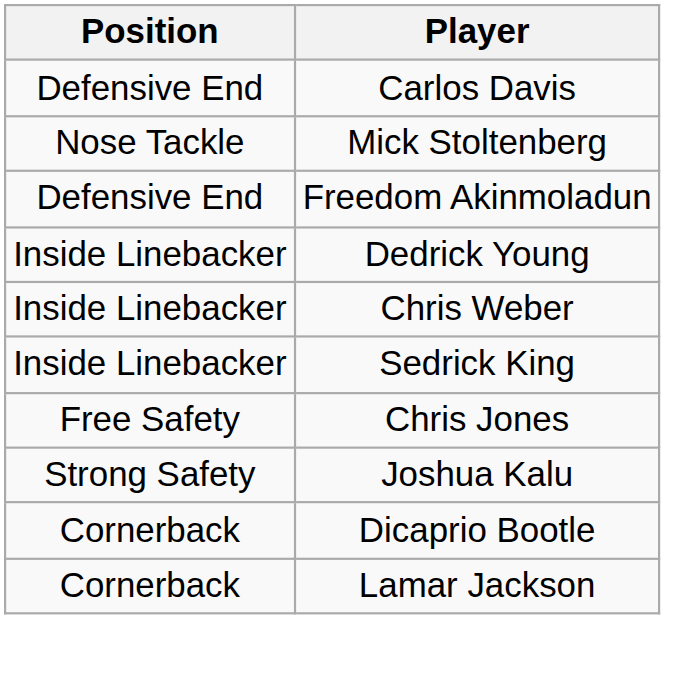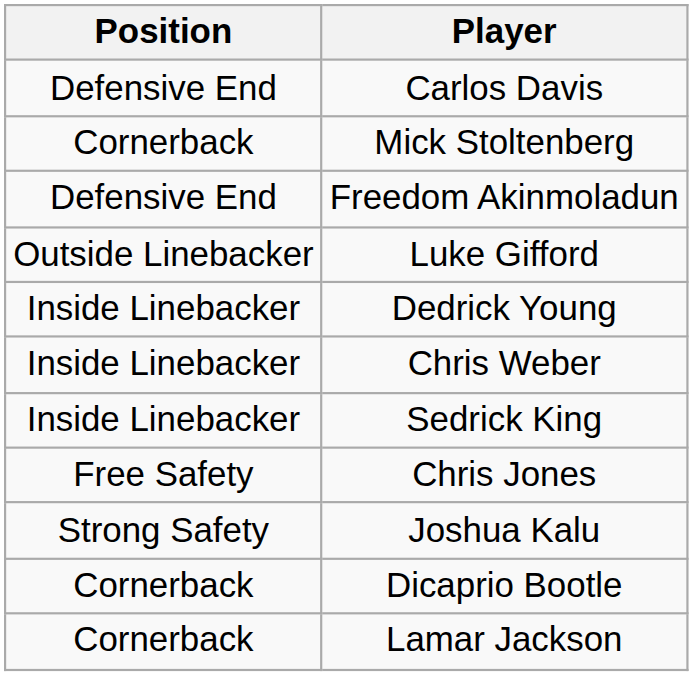(150, 142) Nose Tackle -> (163, 142) Cornerback
+ row: (504, 253)
